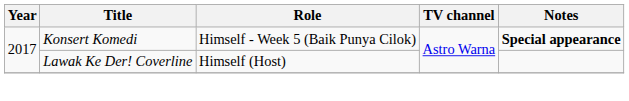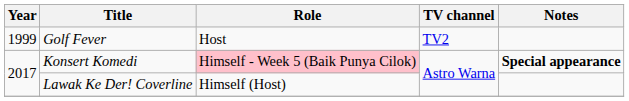+ row: (75, 38)
(307, 38) no background -> (307, 61) pink background
